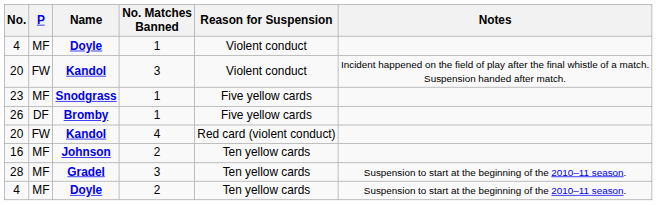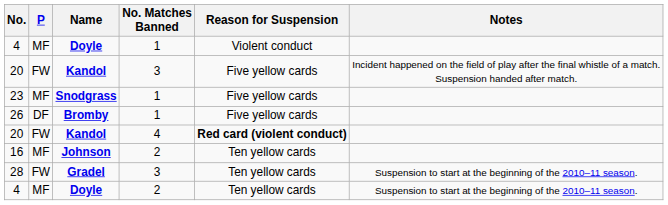(266, 71) Violent conduct -> (272, 71) Five yellow cards
(266, 134) normal -> (272, 134) bold
(41, 171) MF -> (41, 171) FW
